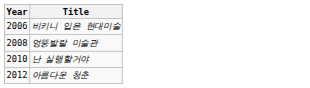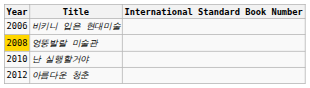+ column: (214, 11)
(17, 43) no background -> (17, 43) gold background
